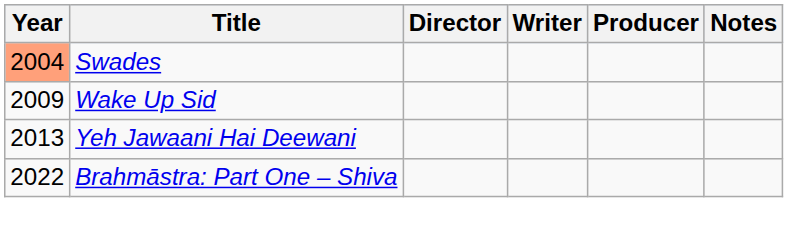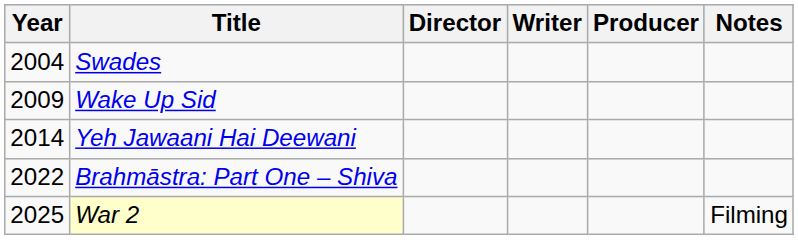(37, 61) lightsalmon background -> (37, 61) no background
(37, 138) 2013 -> (37, 138) 2014
+ row: (107, 215)
